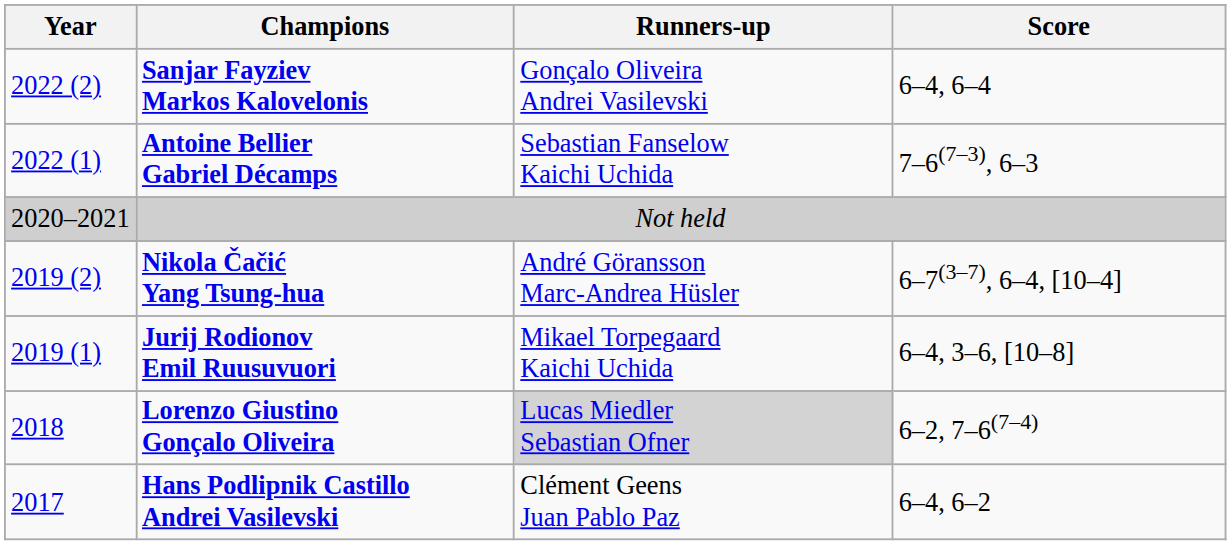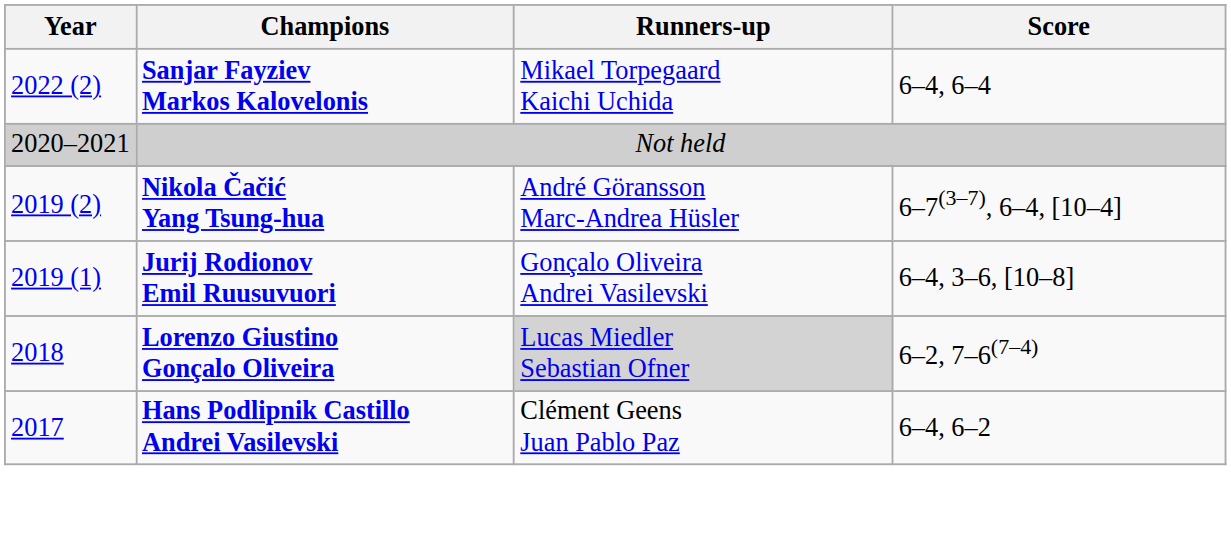(614, 85) Gonçalo Oliveira Andrei Vasilevski -> (620, 85) Mikael Torpegaard Kaichi Uchida
- row: (240, 160)
(620, 352) Mikael Torpegaard Kaichi Uchida -> (614, 278) Gonçalo Oliveira Andrei Vasilevski
